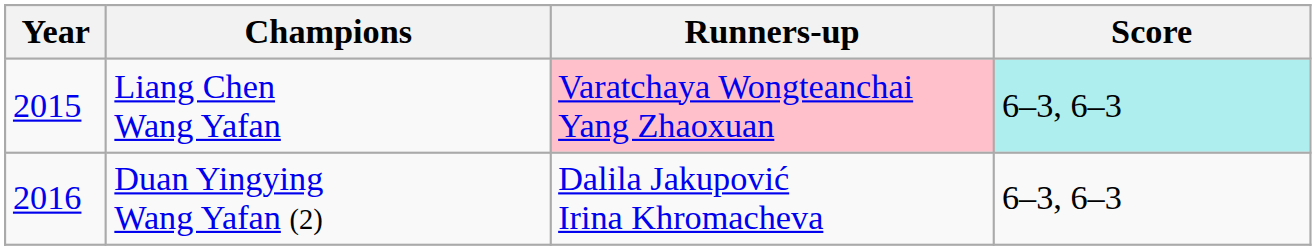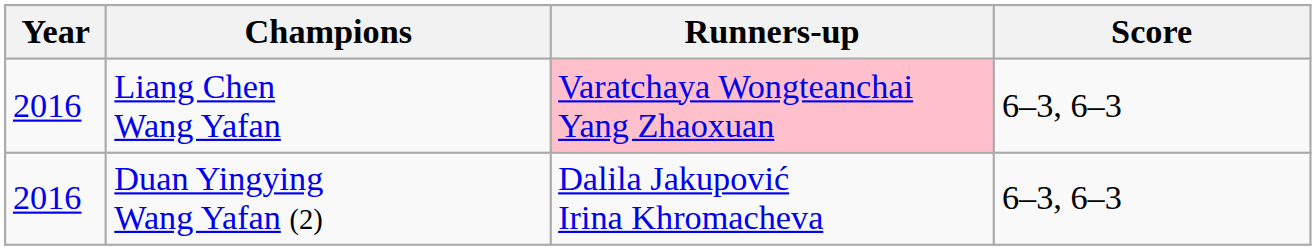(47, 105) 2015 -> (47, 105) 2016
(1062, 105) paleturquoise background -> (1062, 105) no background
